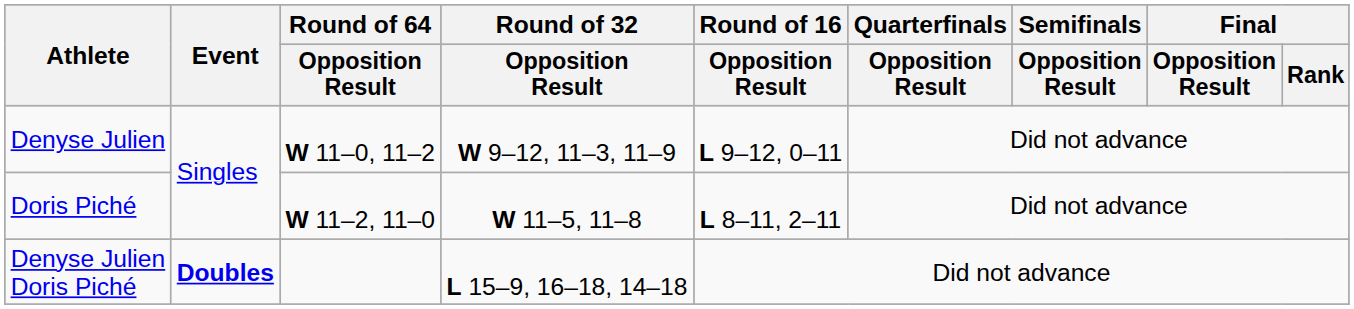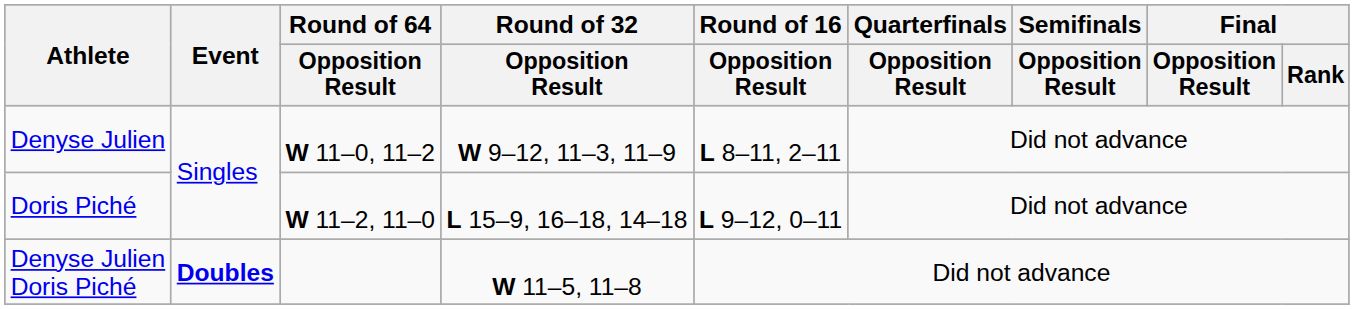(771, 153) L 9–12, 0–11 -> (771, 153) L 8–11, 2–11
(567, 220) W 11–5, 11–8 -> (567, 220) L 15–9, 16–18, 14–18
(771, 220) L 8–11, 2–11 -> (771, 220) L 9–12, 0–11
(567, 286) L 15–9, 16–18, 14–18 -> (567, 286) W 11–5, 11–8
